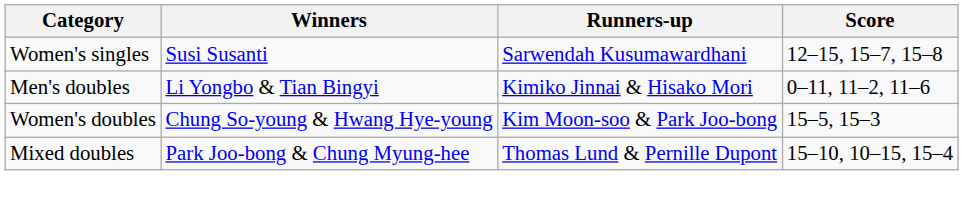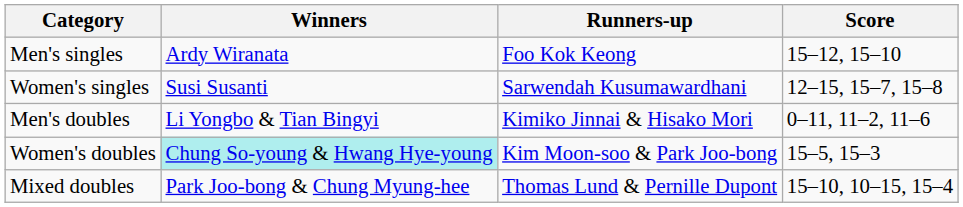+ row: (66, 53)
(329, 119) no background -> (329, 152) paleturquoise background
